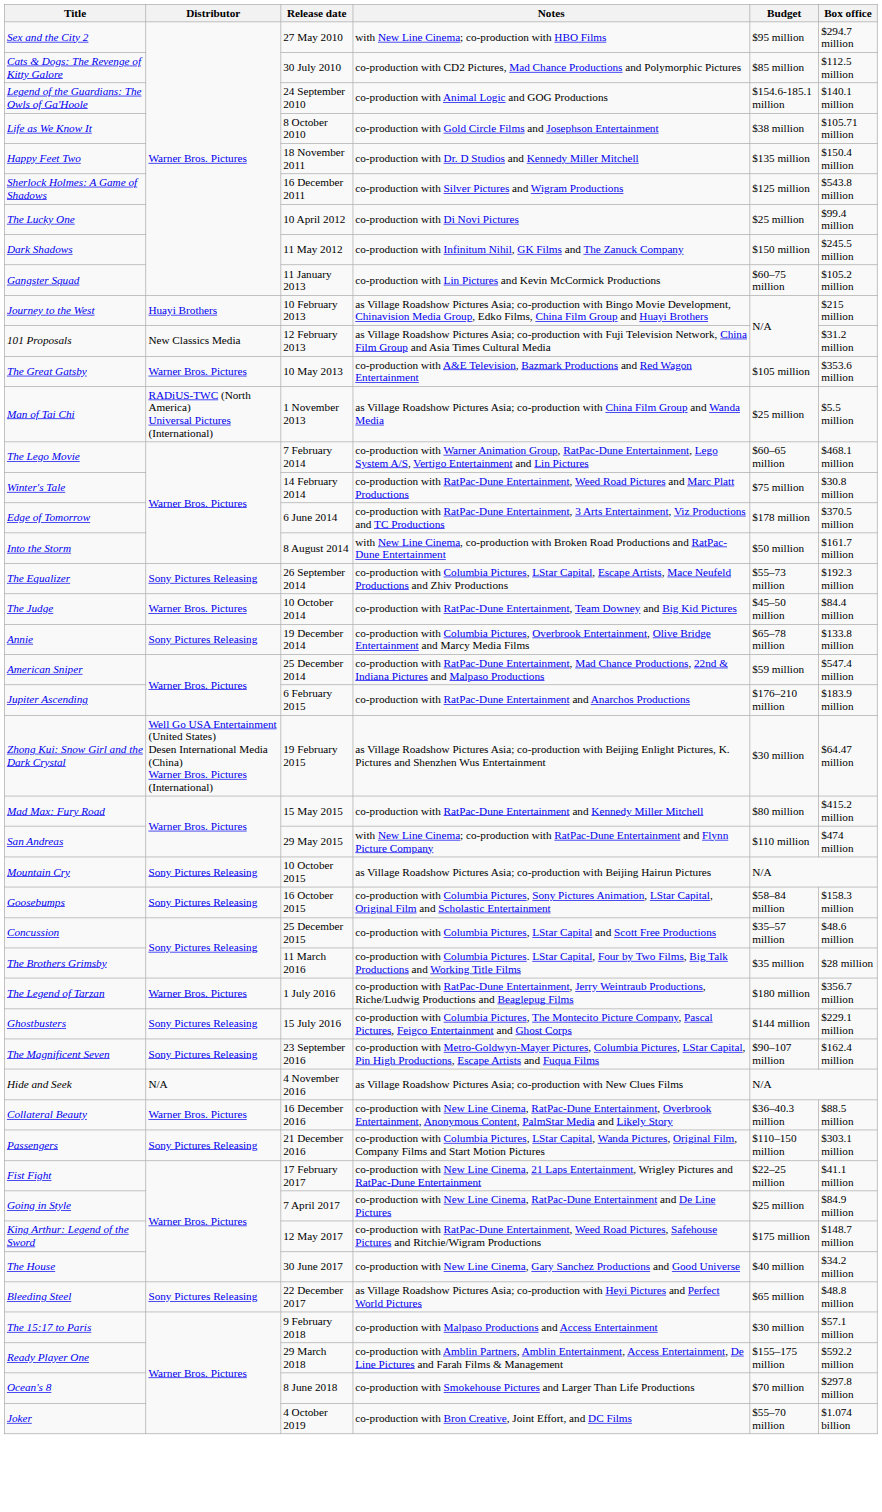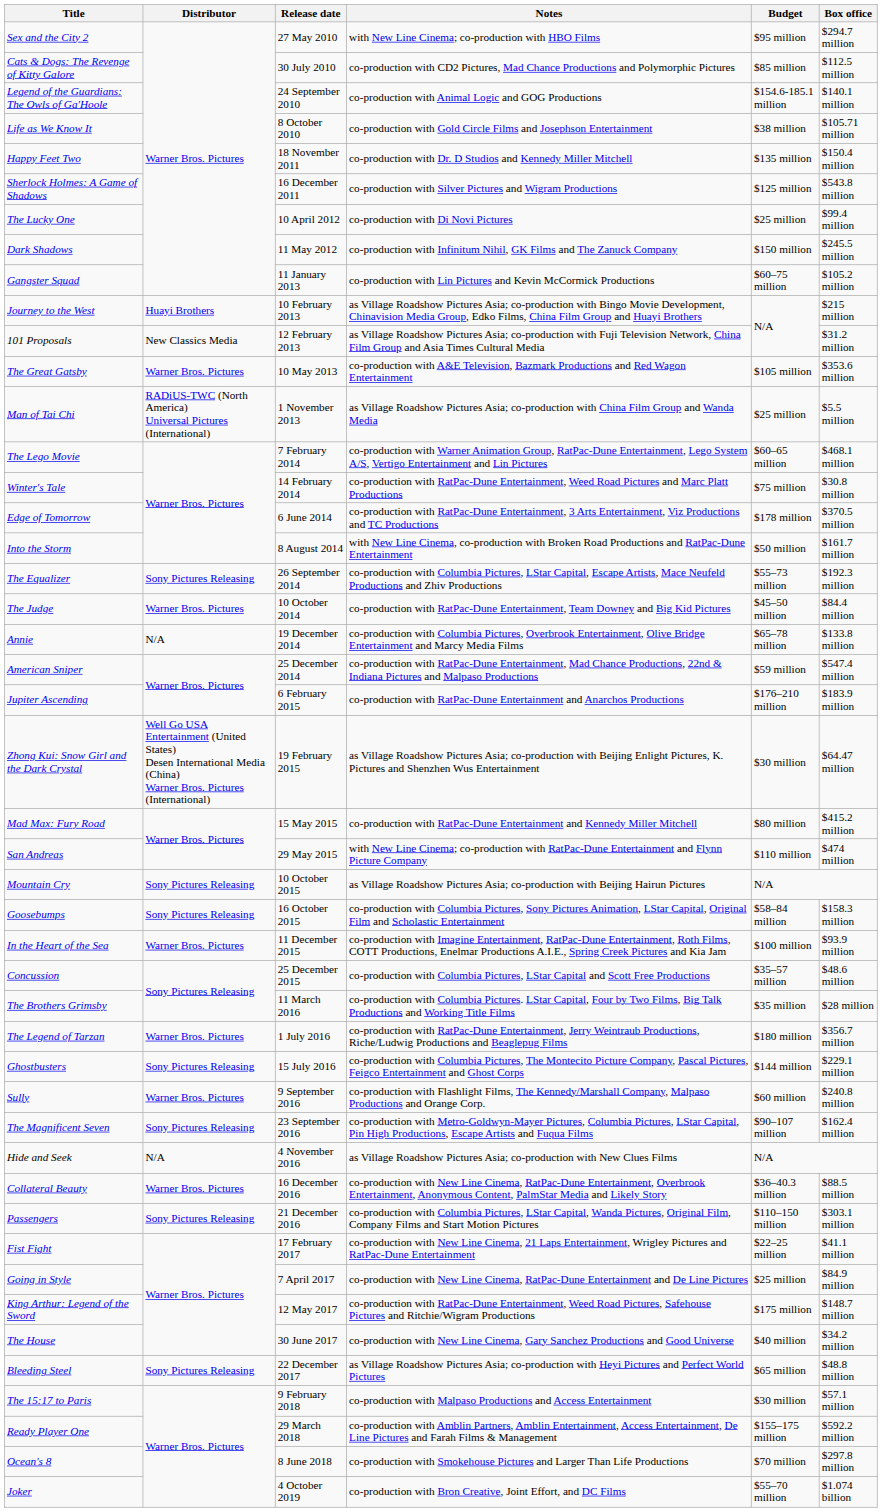(203, 639) Sony Pictures Releasing -> (155, 639) N/A
+ row: (58, 945)
+ row: (18, 1097)
